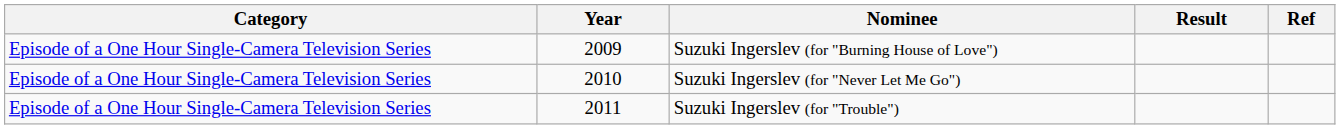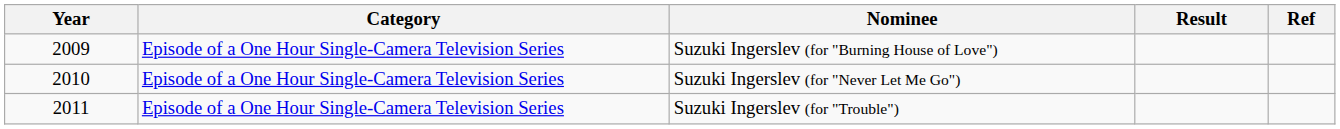columns swapped: (603, 19) <-> (271, 19)
